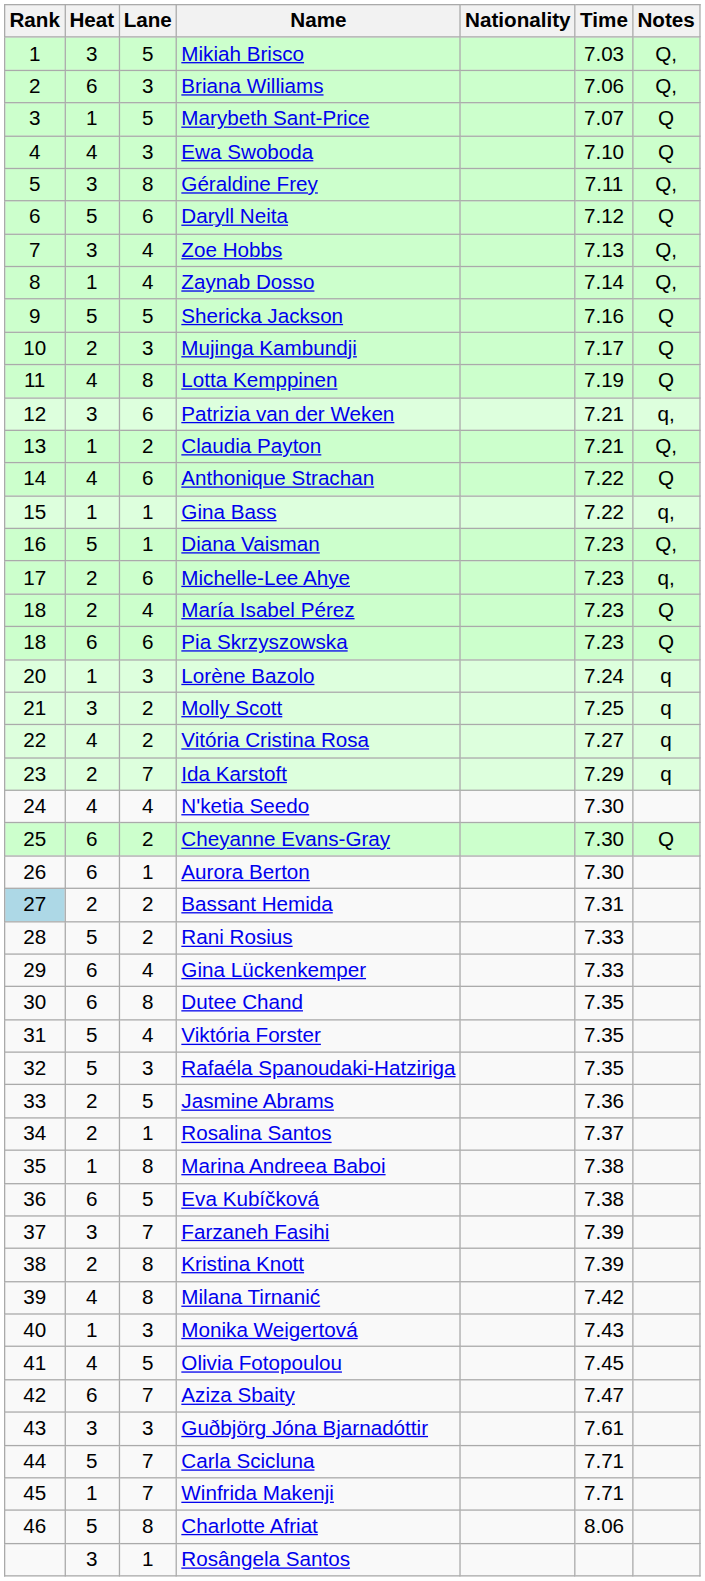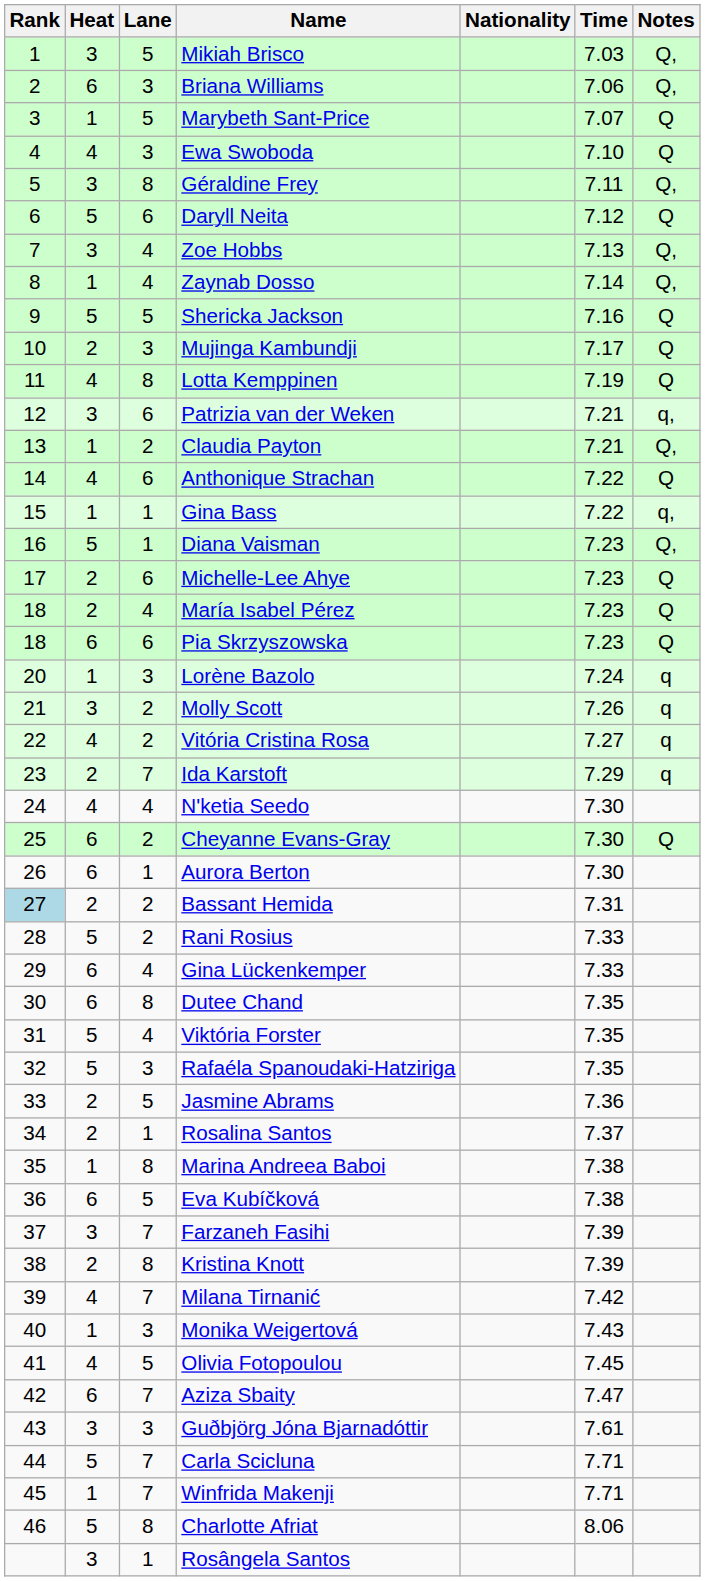(666, 577) q, -> (666, 577) Q
(604, 708) 7.25 -> (604, 708) 7.26
(148, 1297) 8 -> (148, 1297) 7
